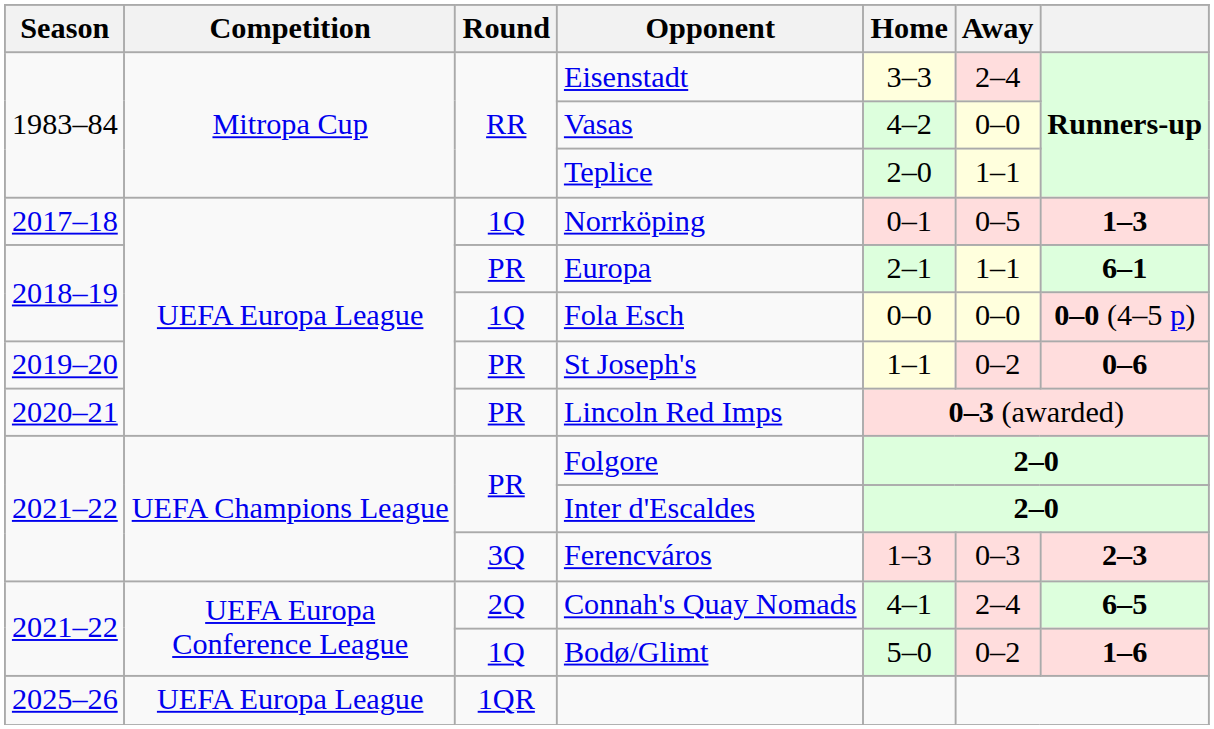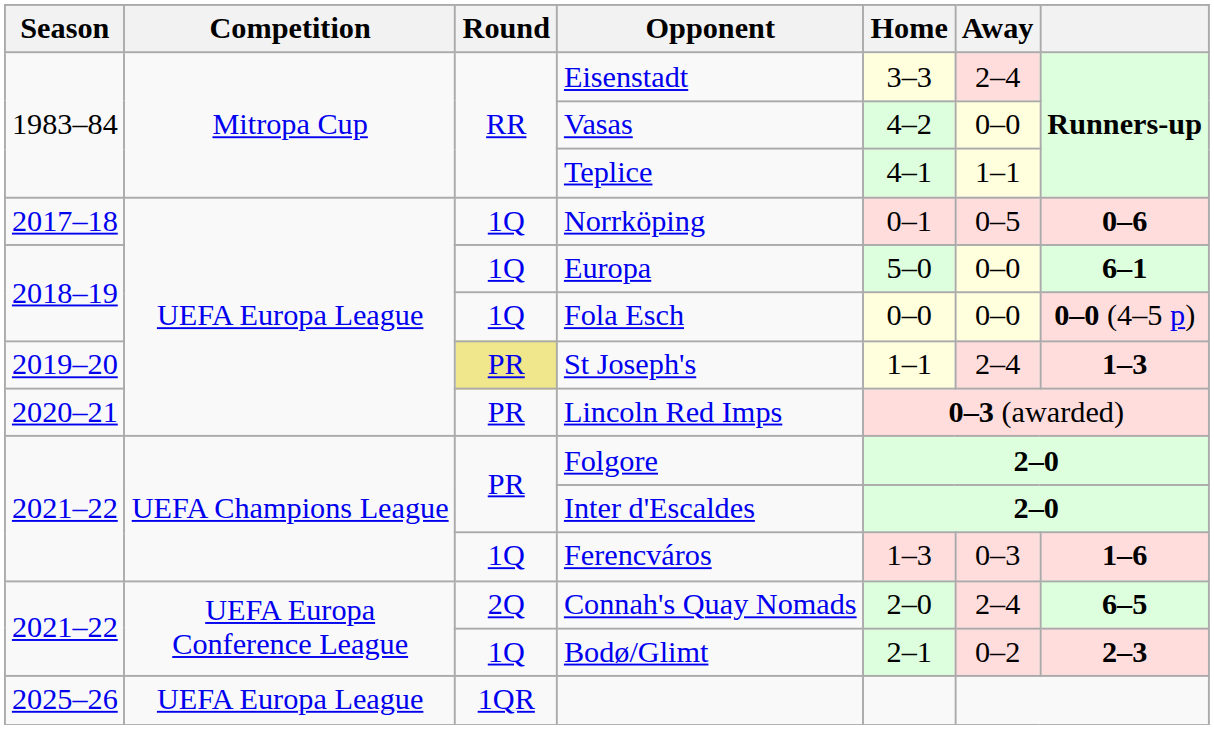(909, 172) 2–0 -> (909, 172) 4–1
(1125, 220) 1–3 -> (1125, 220) 0–6
(506, 268) PR -> (506, 268) 1Q
(909, 268) 2–1 -> (909, 268) 5–0
(998, 268) 1–1 -> (998, 268) 0–0
(506, 364) no background -> (506, 364) khaki background
(998, 364) 0–2 -> (998, 364) 2–4
(1125, 364) 0–6 -> (1125, 364) 1–3
(506, 556) 3Q -> (506, 556) 1Q
(1125, 556) 2–3 -> (1125, 556) 1–6
(909, 603) 4–1 -> (909, 603) 2–0
(909, 651) 5–0 -> (909, 651) 2–1
(1125, 651) 1–6 -> (1125, 651) 2–3
